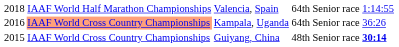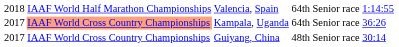(14, 23) 2016 -> (14, 23) 2017
(14, 37) 2015 -> (14, 37) 2017
(374, 37) bold -> (374, 37) normal
